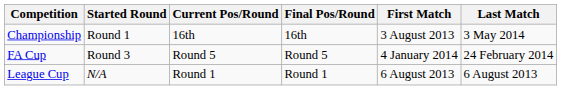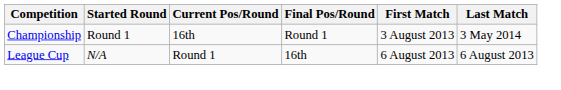(296, 34) 16th -> (306, 34) Round 1
- row: (27, 54)
(306, 74) Round 1 -> (296, 54) 16th
